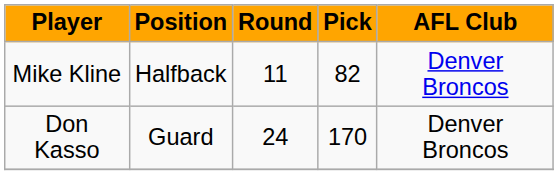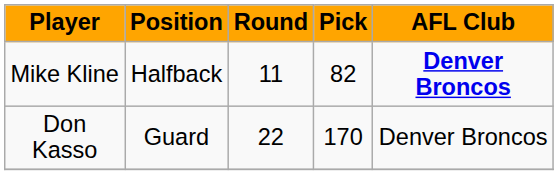(465, 73) normal -> (463, 73) bold
(275, 137) 24 -> (271, 137) 22
